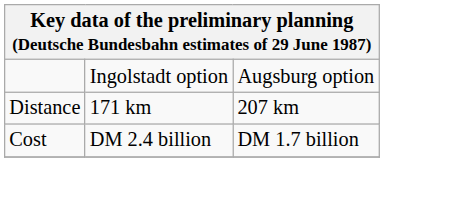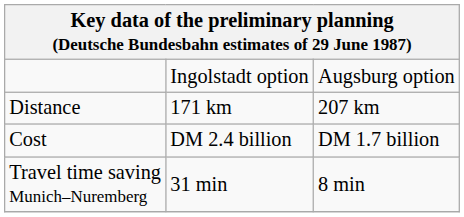+ row: (85, 183)
